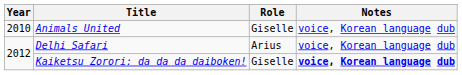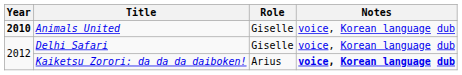(19, 29) normal -> (19, 29) bold
(266, 45) Arius -> (272, 45) Giselle
(272, 61) Giselle -> (266, 61) Arius
